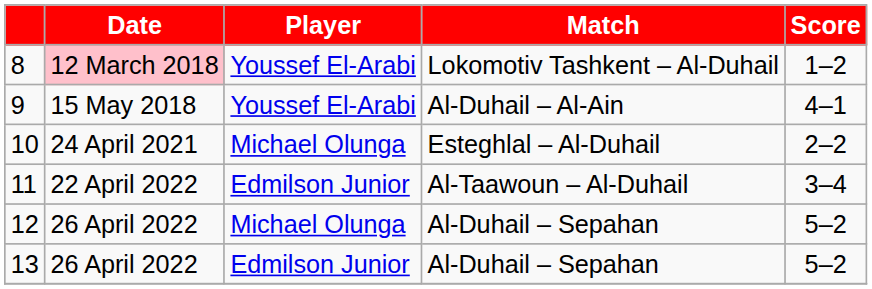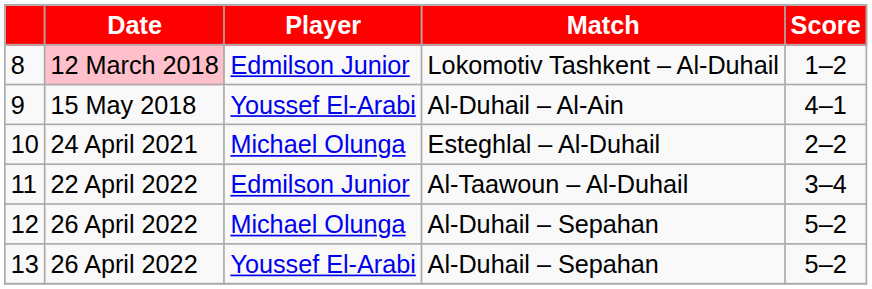(323, 65) Youssef El-Arabi -> (320, 65) Edmilson Junior
(320, 265) Edmilson Junior -> (323, 265) Youssef El-Arabi
